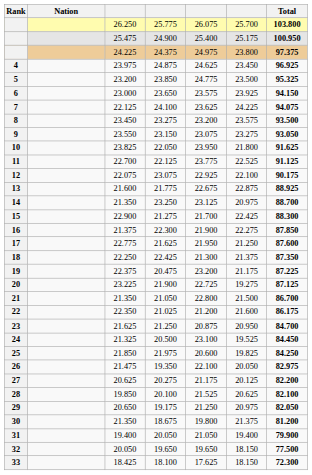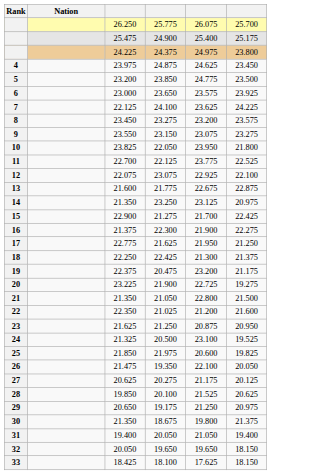- column: (287, 10)
